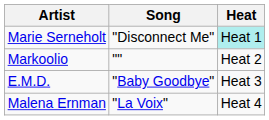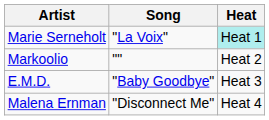(163, 37) "Disconnect Me" -> (140, 37) "La Voix"
(140, 103) "La Voix" -> (163, 103) "Disconnect Me"
